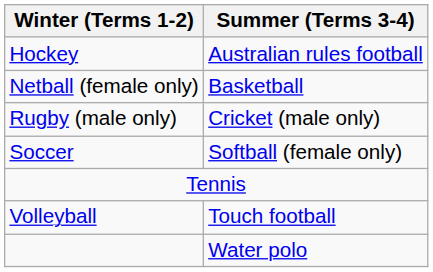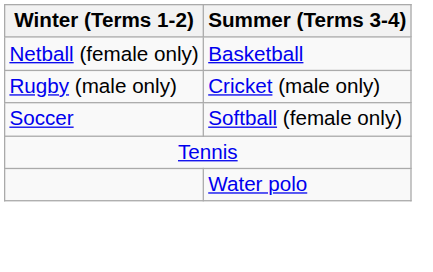- row: (44, 53)
- row: (53, 217)
